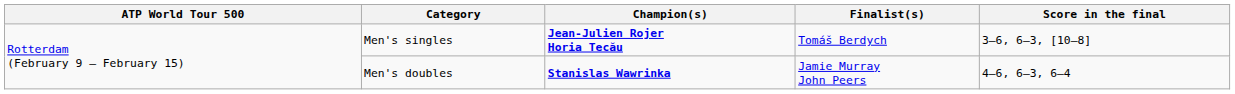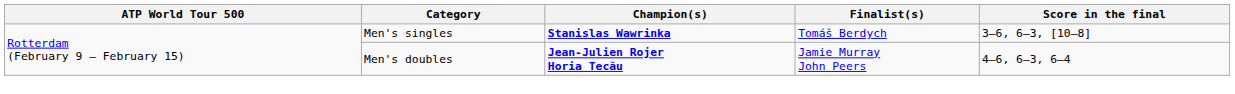(606, 40) Jean-Julien Rojer Horia Tecău -> (609, 33) Stanislas Wawrinka
(609, 72) Stanislas Wawrinka -> (606, 59) Jean-Julien Rojer Horia Tecău
